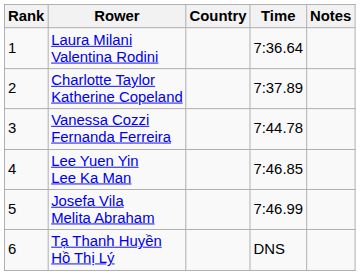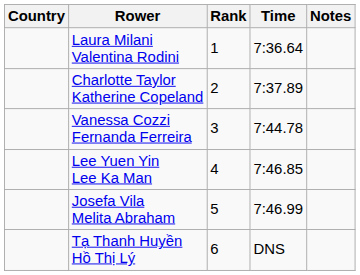columns swapped: (26, 16) <-> (218, 16)
